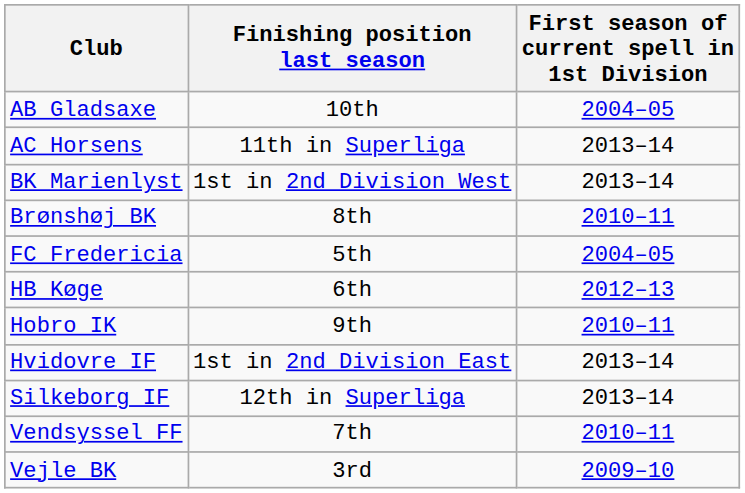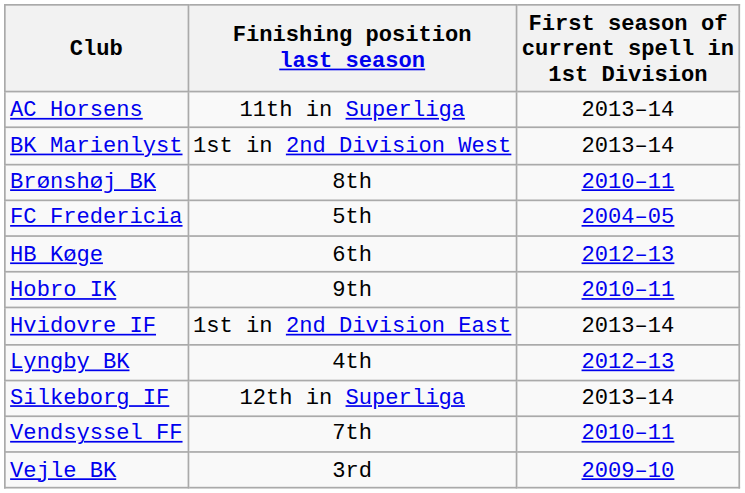- row: (83, 110)
+ row: (70, 362)
